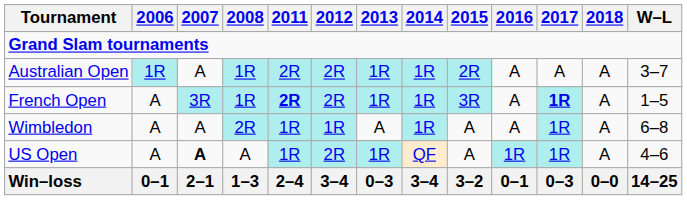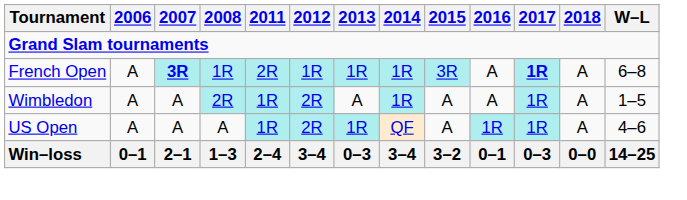- row: (69, 72)
(200, 99) normal -> (178, 72) bold
(290, 99) bold -> (267, 72) normal
(334, 99) 2R -> (312, 72) 1R
(654, 99) 1–5 -> (632, 72) 6–8
(334, 126) 1R -> (312, 99) 2R
(654, 126) 6–8 -> (632, 99) 1–5
(200, 153) bold -> (178, 126) normal
